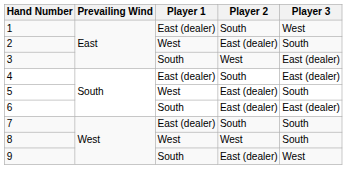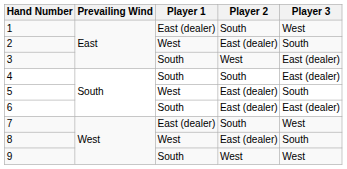(186, 76) East (dealer) -> (171, 76) South
(295, 124) South -> (294, 124) West
(231, 140) West -> (249, 140) East (dealer)
(249, 156) East (dealer) -> (231, 156) West
